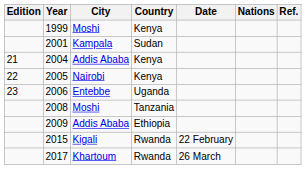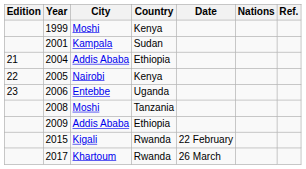(148, 60) Kenya -> (152, 60) Ethiopia
